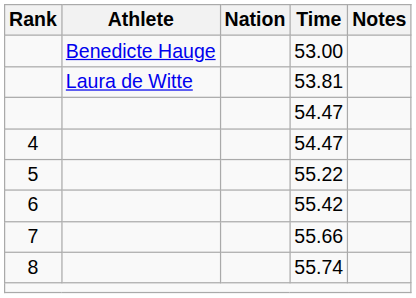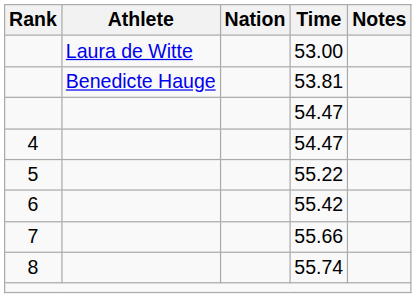(141, 50) Benedicte Hauge -> (129, 50) Laura de Witte
(129, 81) Laura de Witte -> (141, 81) Benedicte Hauge
